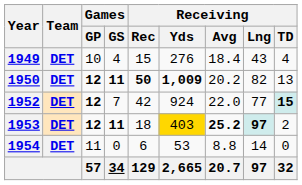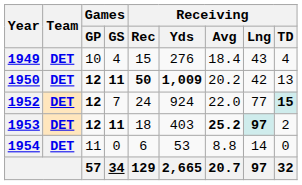(259, 81) 82 -> (259, 81) 42
(143, 103) 42 -> (143, 103) 24
(182, 125) gold background -> (182, 125) no background
